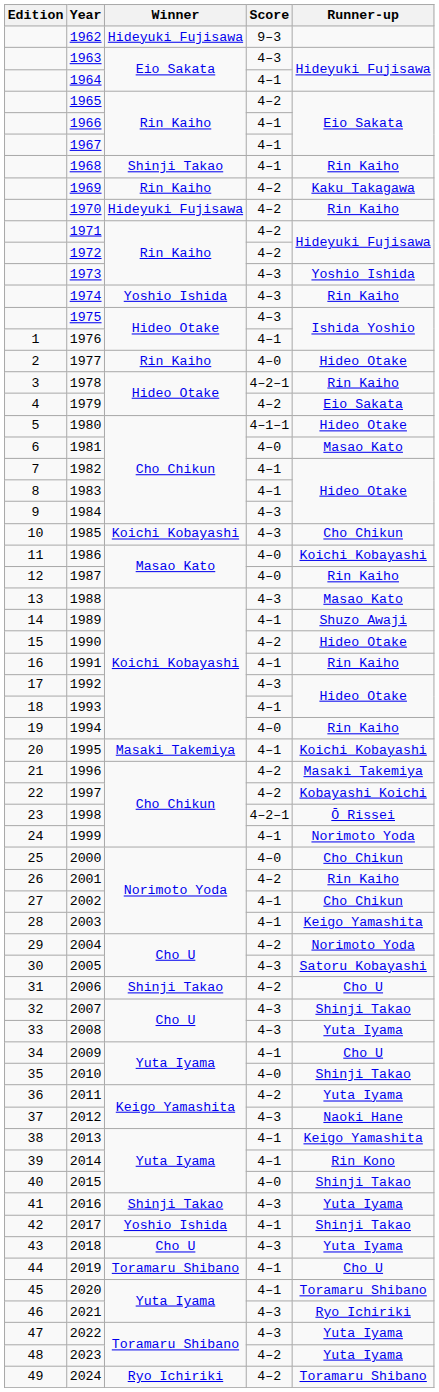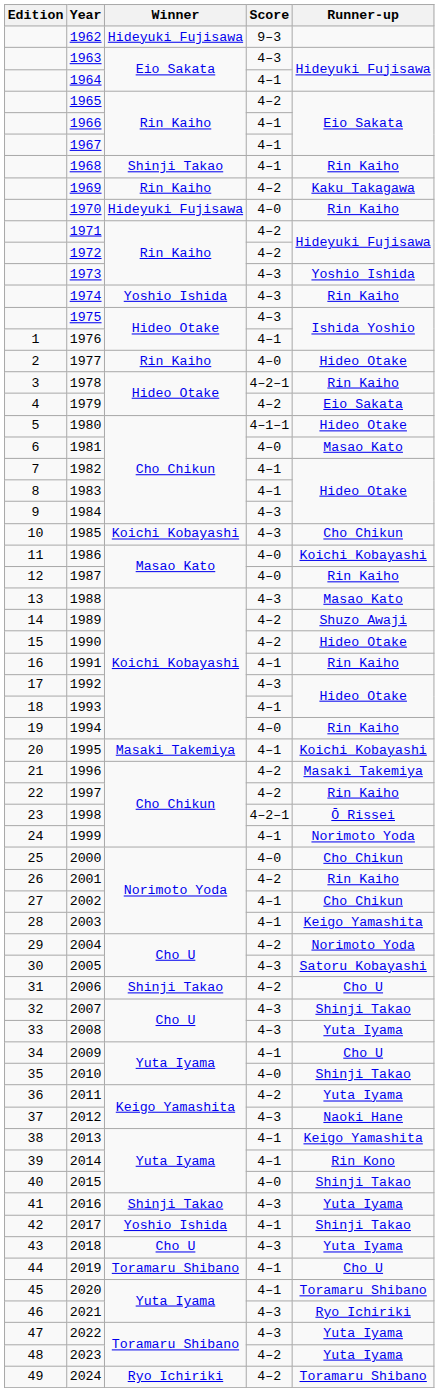(269, 210) 4–2 -> (269, 210) 4–0
(269, 620) 4–1 -> (269, 620) 4–2
(363, 793) Kobayashi Koichi -> (363, 793) Rin Kaiho
